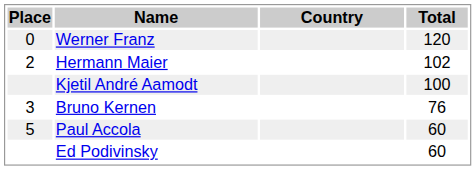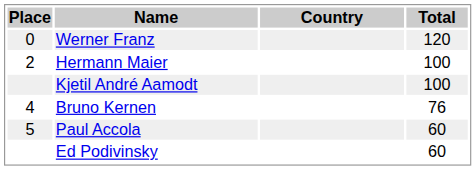(437, 62) 102 -> (437, 62) 100
(30, 107) 3 -> (30, 107) 4
